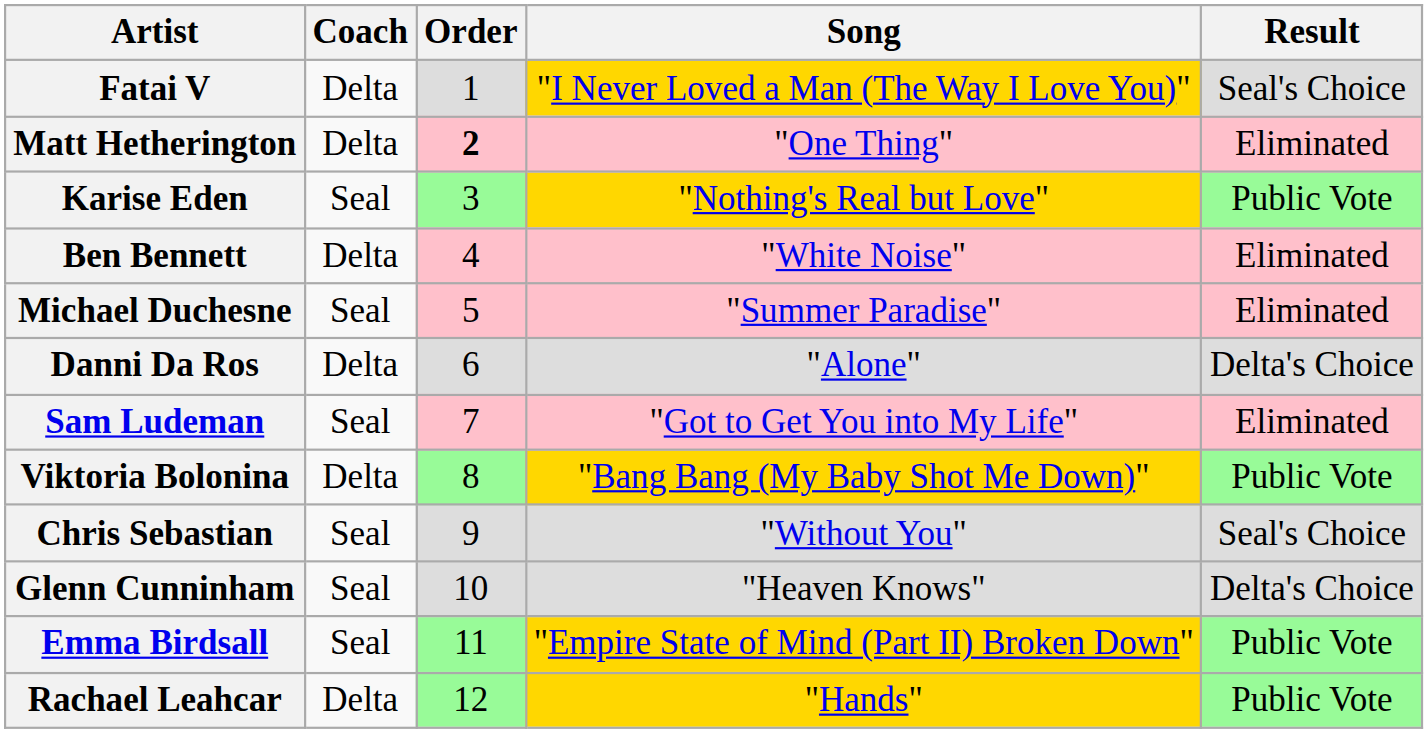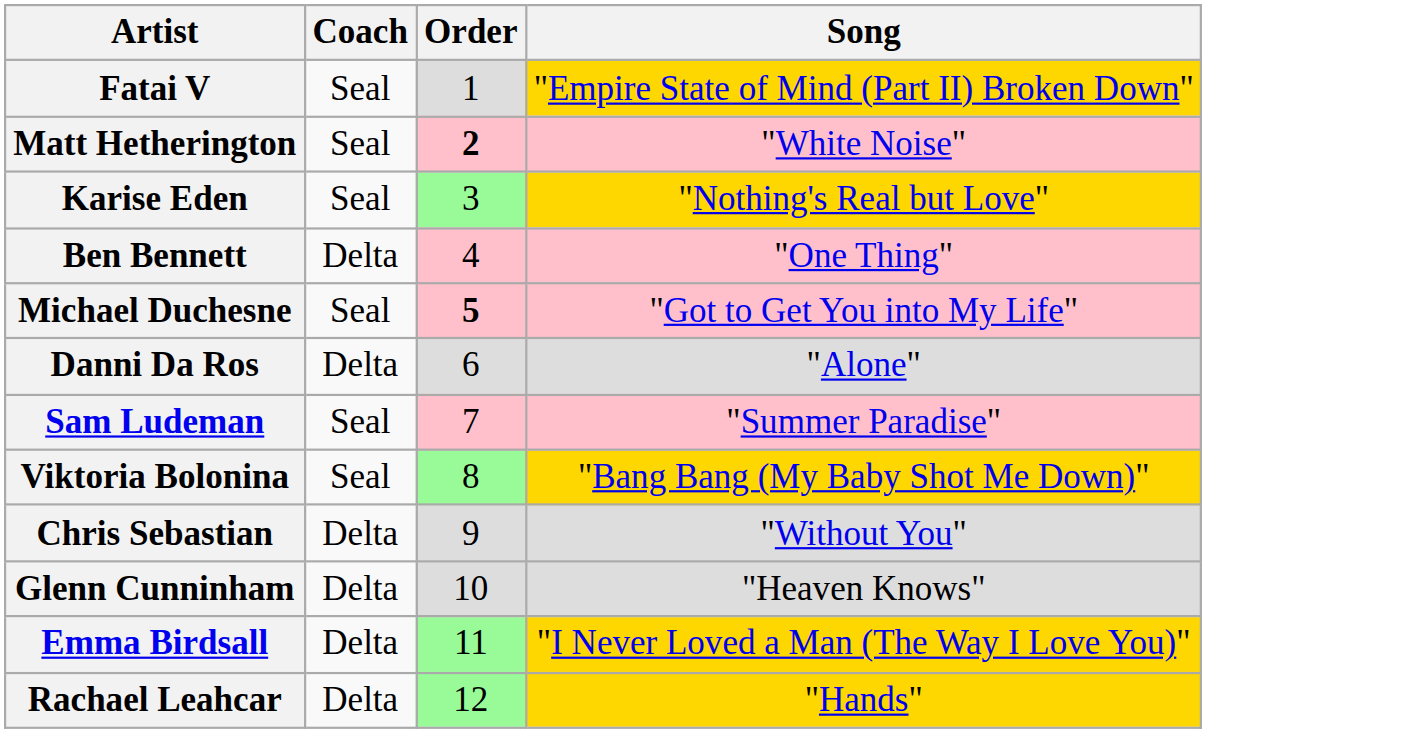- column: (1312, 32)
(360, 87) Delta -> (360, 87) Seal
(864, 87) "I Never Loved a Man (The Way I Love You)" -> (864, 87) "Empire State of Mind (Part II) Broken Down"
(360, 143) Delta -> (360, 143) Seal
(864, 143) "One Thing" -> (864, 143) "White Noise"
(864, 254) "White Noise" -> (864, 254) "One Thing"
(471, 310) normal -> (471, 310) bold
(864, 310) "Summer Paradise" -> (864, 310) "Got to Get You into My Life"
(864, 421) "Got to Get You into My Life" -> (864, 421) "Summer Paradise"
(360, 476) Delta -> (360, 476) Seal
(360, 532) Seal -> (360, 532) Delta
(360, 587) Seal -> (360, 587) Delta
(360, 643) Seal -> (360, 643) Delta
(864, 643) "Empire State of Mind (Part II) Broken Down" -> (864, 643) "I Never Loved a Man (The Way I Love You)"
